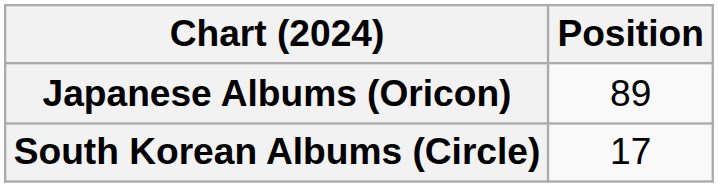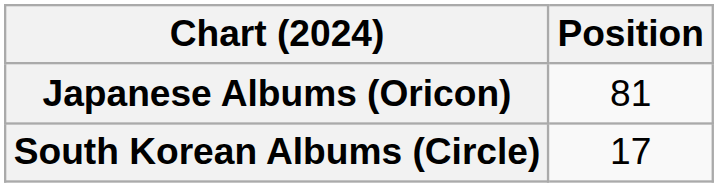(631, 92) 89 -> (631, 92) 81
